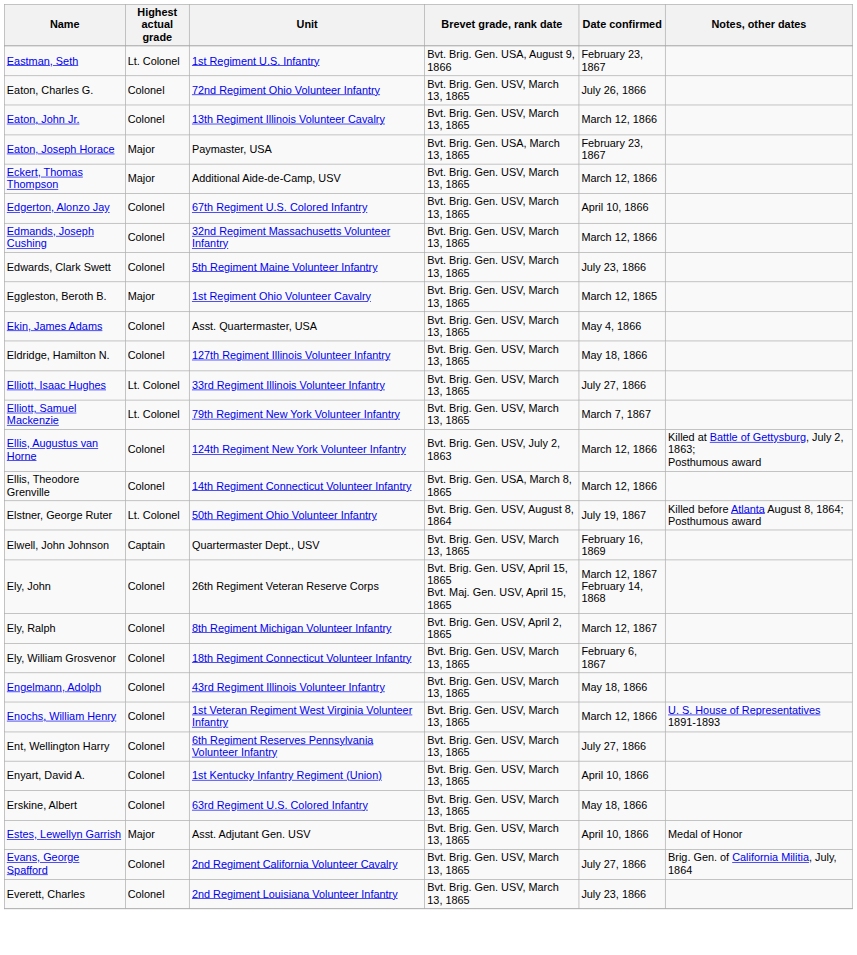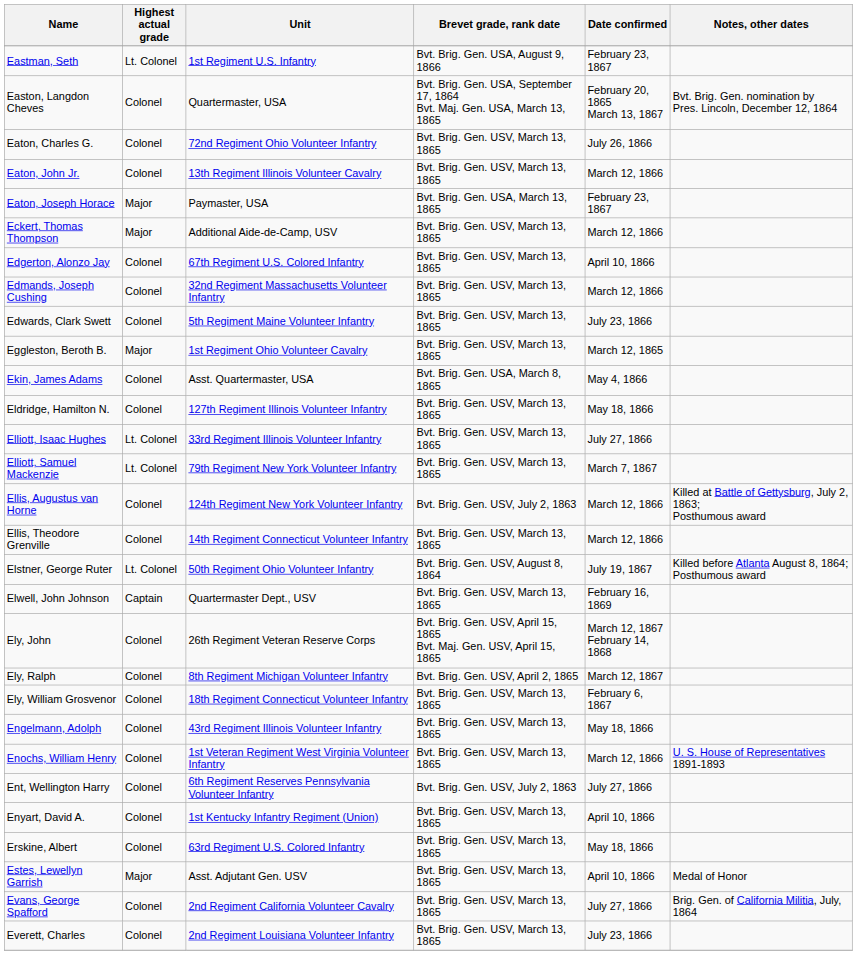+ row: (48, 102)
(493, 326) Bvt. Brig. Gen. USV, March 13, 1865 -> (489, 380) Bvt. Brig. Gen. USA, March 8, 1865
(500, 486) Bvt. Brig. Gen. USA, March 8, 1865 -> (491, 540) Bvt. Brig. Gen. USV, March 13, 1865
(493, 746) Bvt. Brig. Gen. USV, March 13, 1865 -> (496, 788) Bvt. Brig. Gen. USV, July 2, 1863
